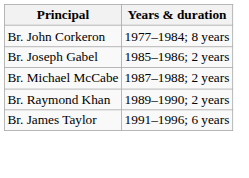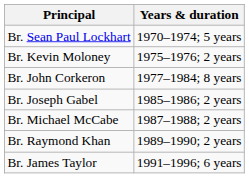+ row: (69, 36)
+ row: (59, 57)
